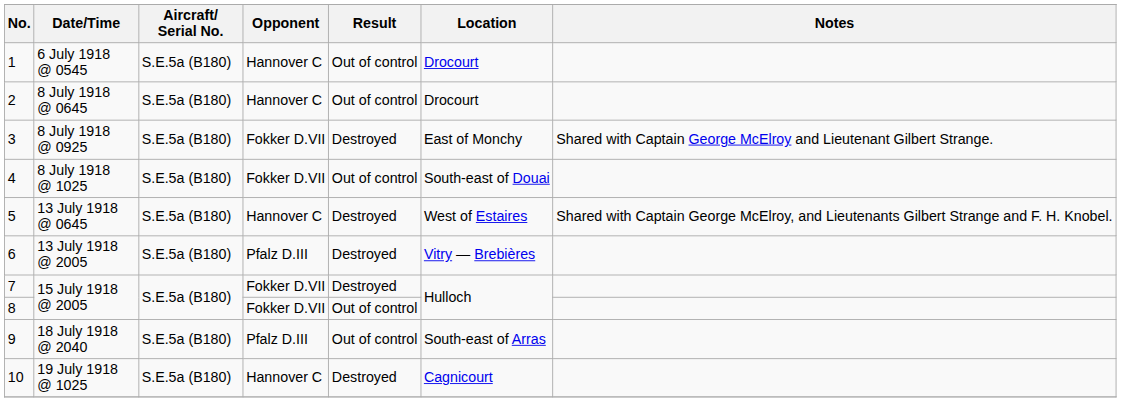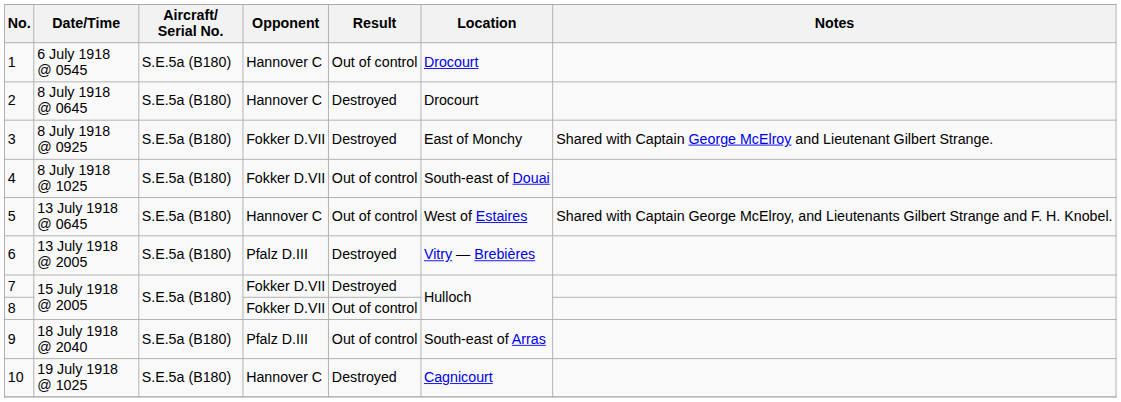(375, 101) Out of control -> (364, 101) Destroyed
(364, 216) Destroyed -> (375, 216) Out of control
